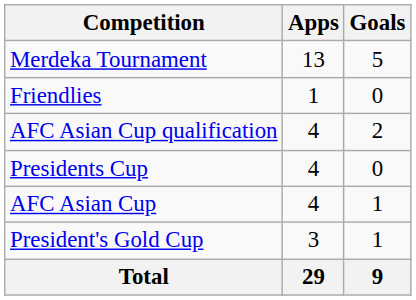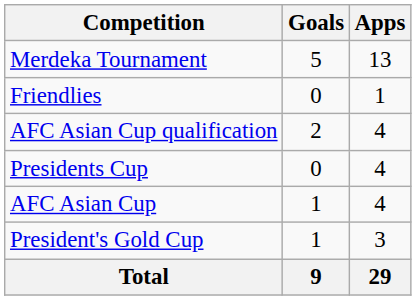columns swapped: (314, 22) <-> (377, 22)
